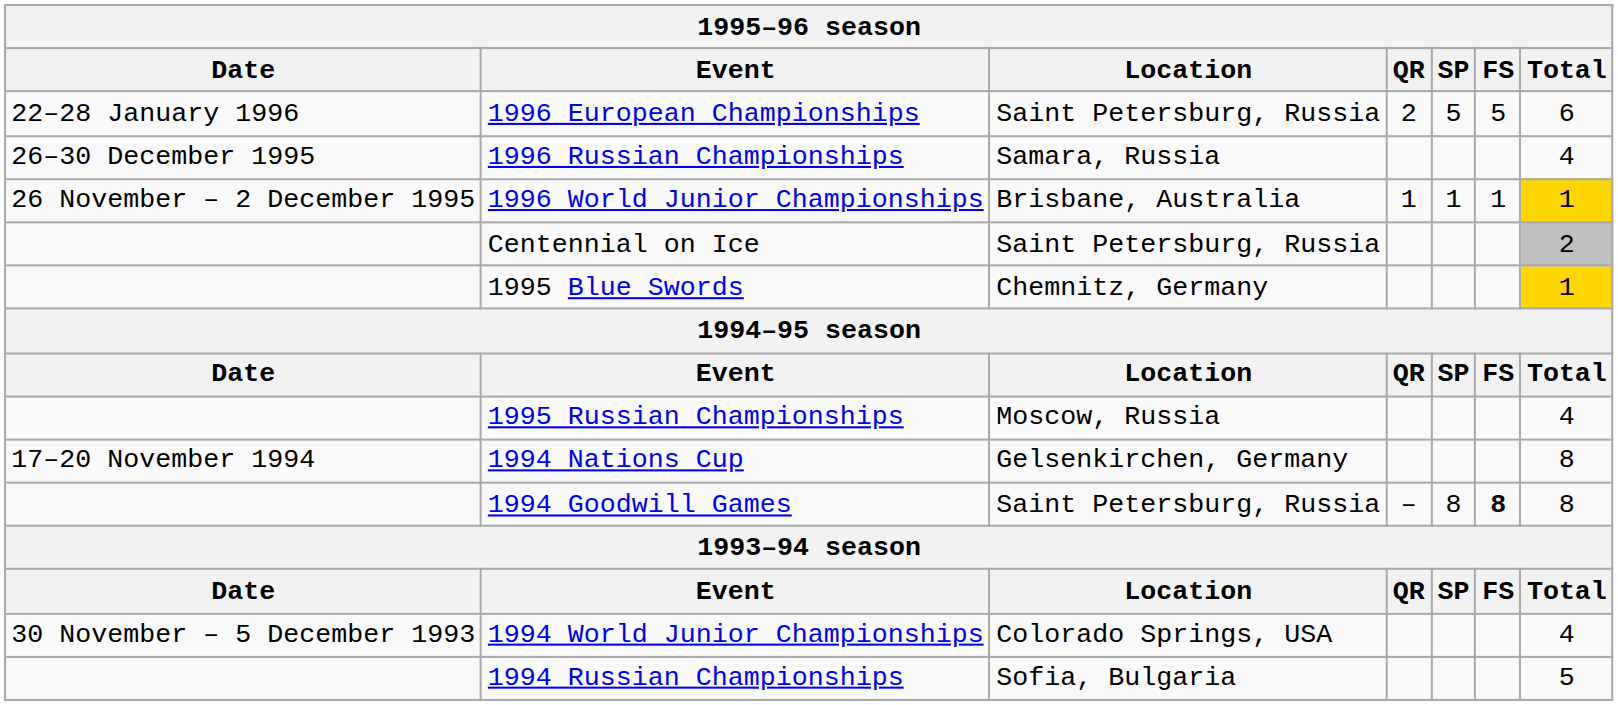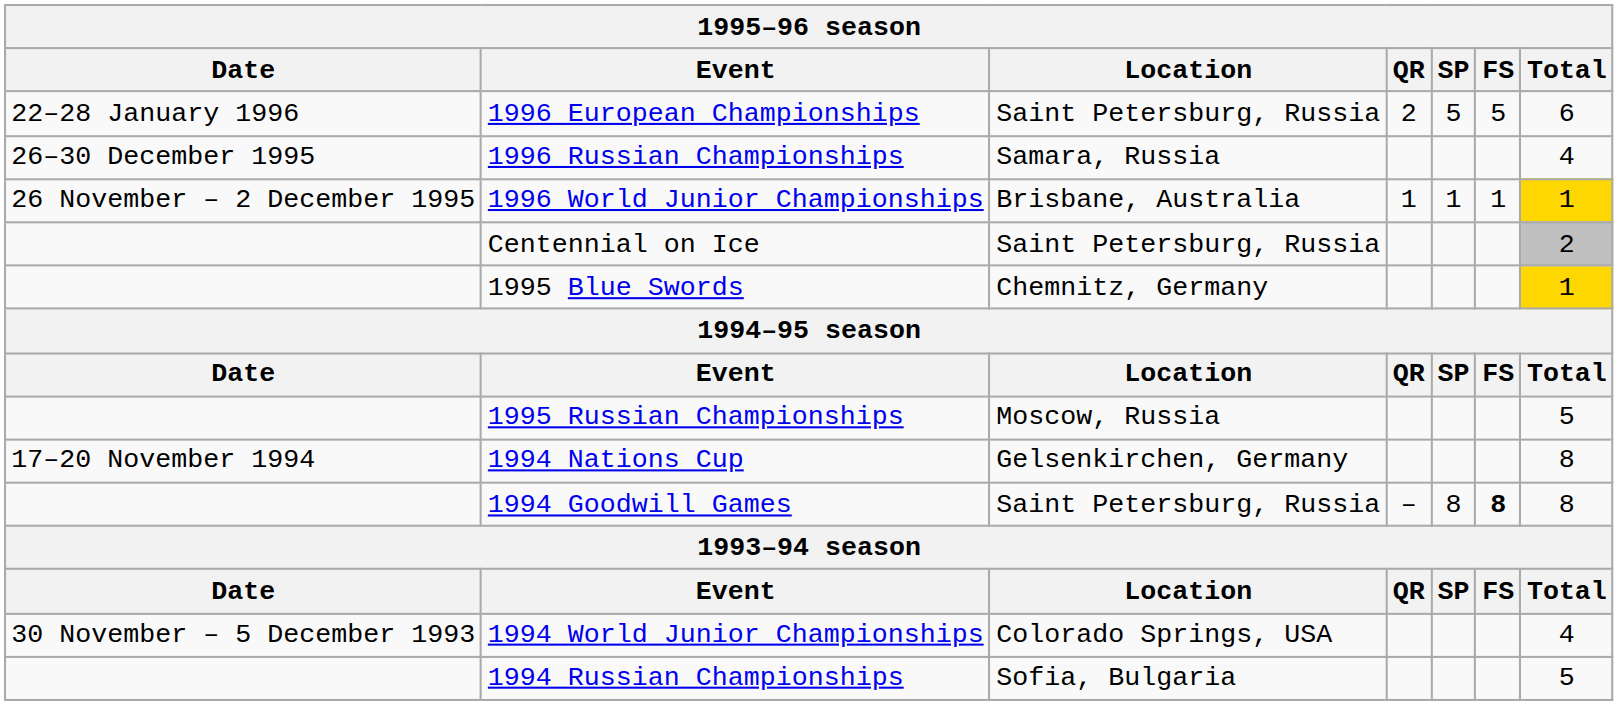(1567, 418) 4 -> (1567, 418) 5
